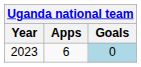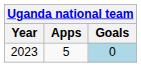(66, 52) 6 -> (66, 52) 5
